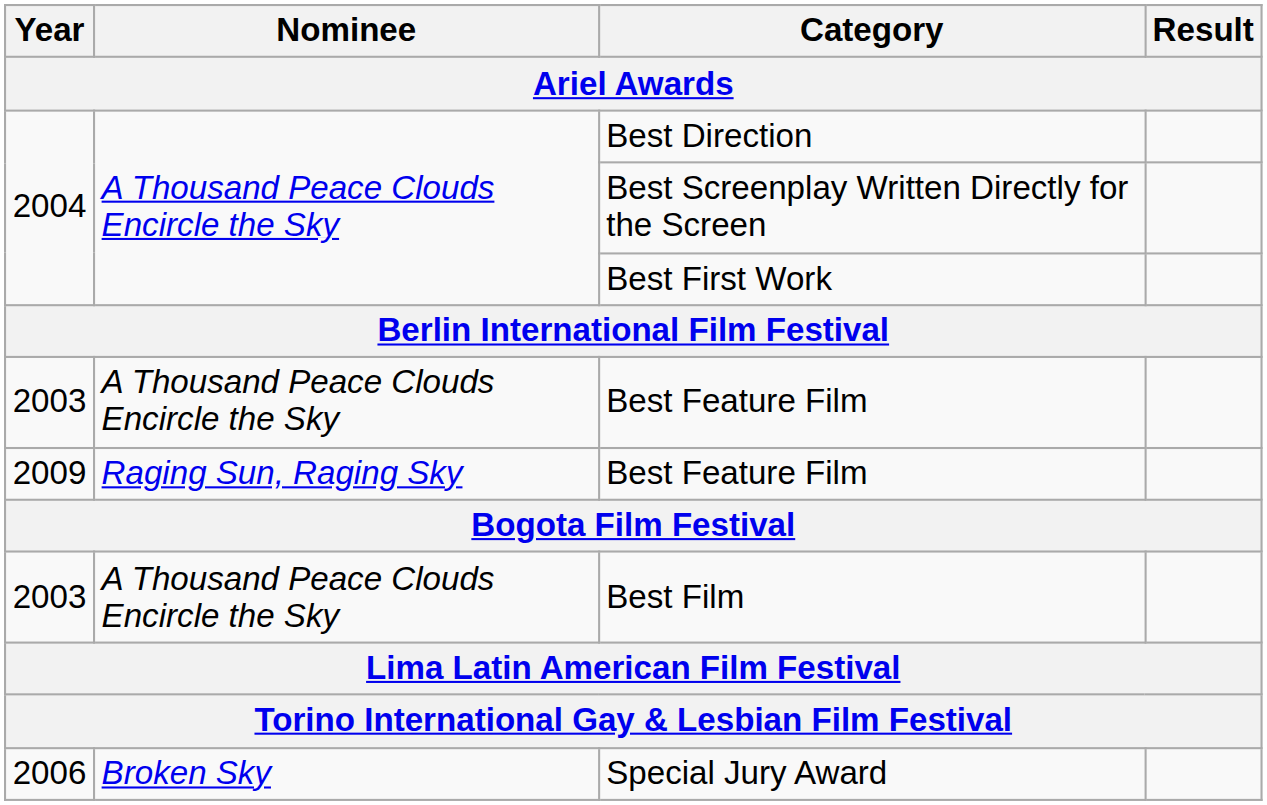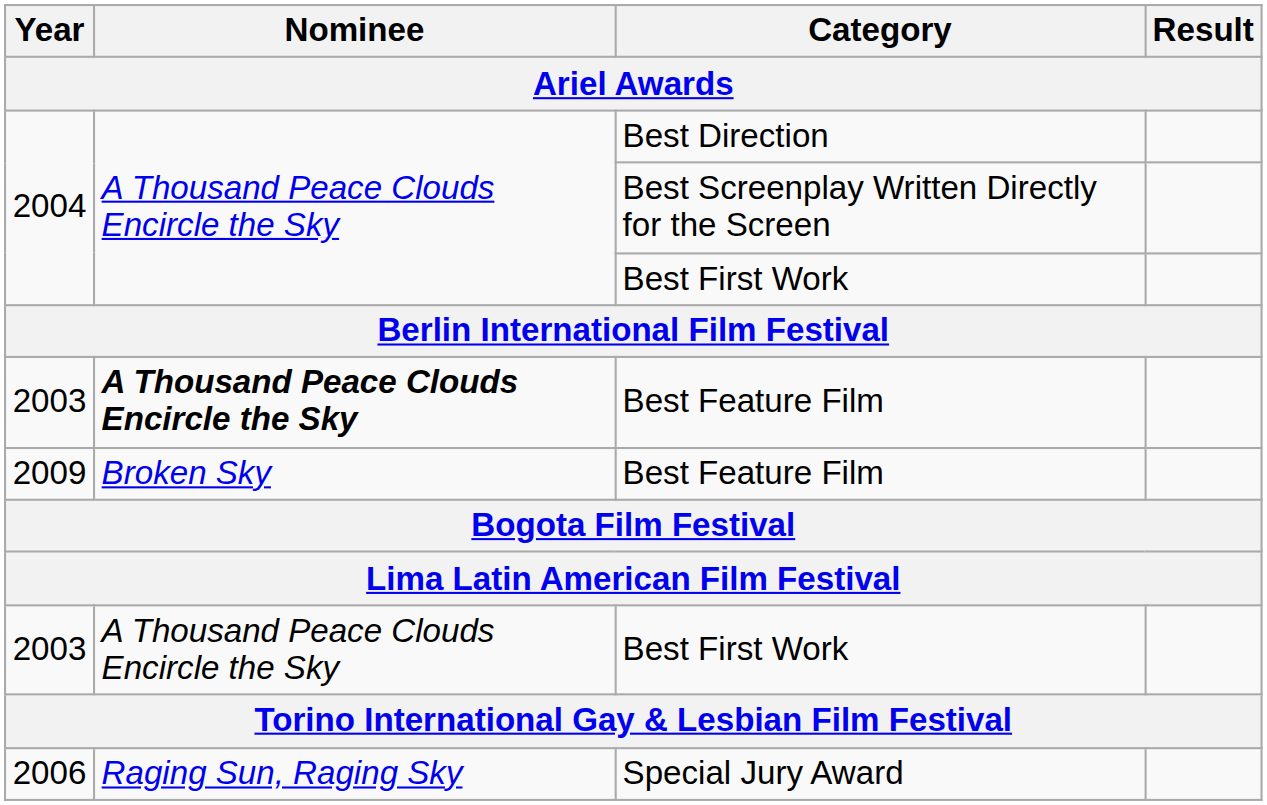(298, 401) normal -> (310, 401) bold
(282, 472) Raging Sun, Raging Sky -> (186, 472) Broken Sky
- row: (50, 596)
+ row: (50, 649)
(186, 772) Broken Sky -> (282, 772) Raging Sun, Raging Sky
